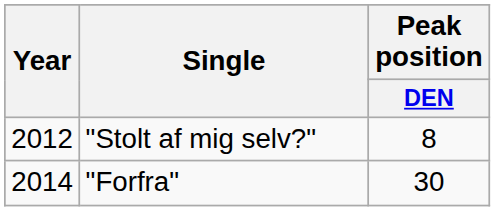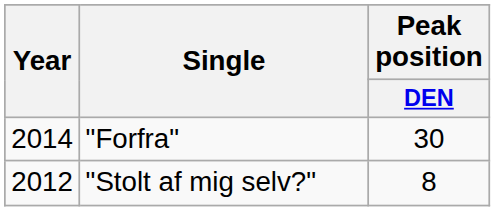rows swapped: (201, 138) <-> (132, 182)
